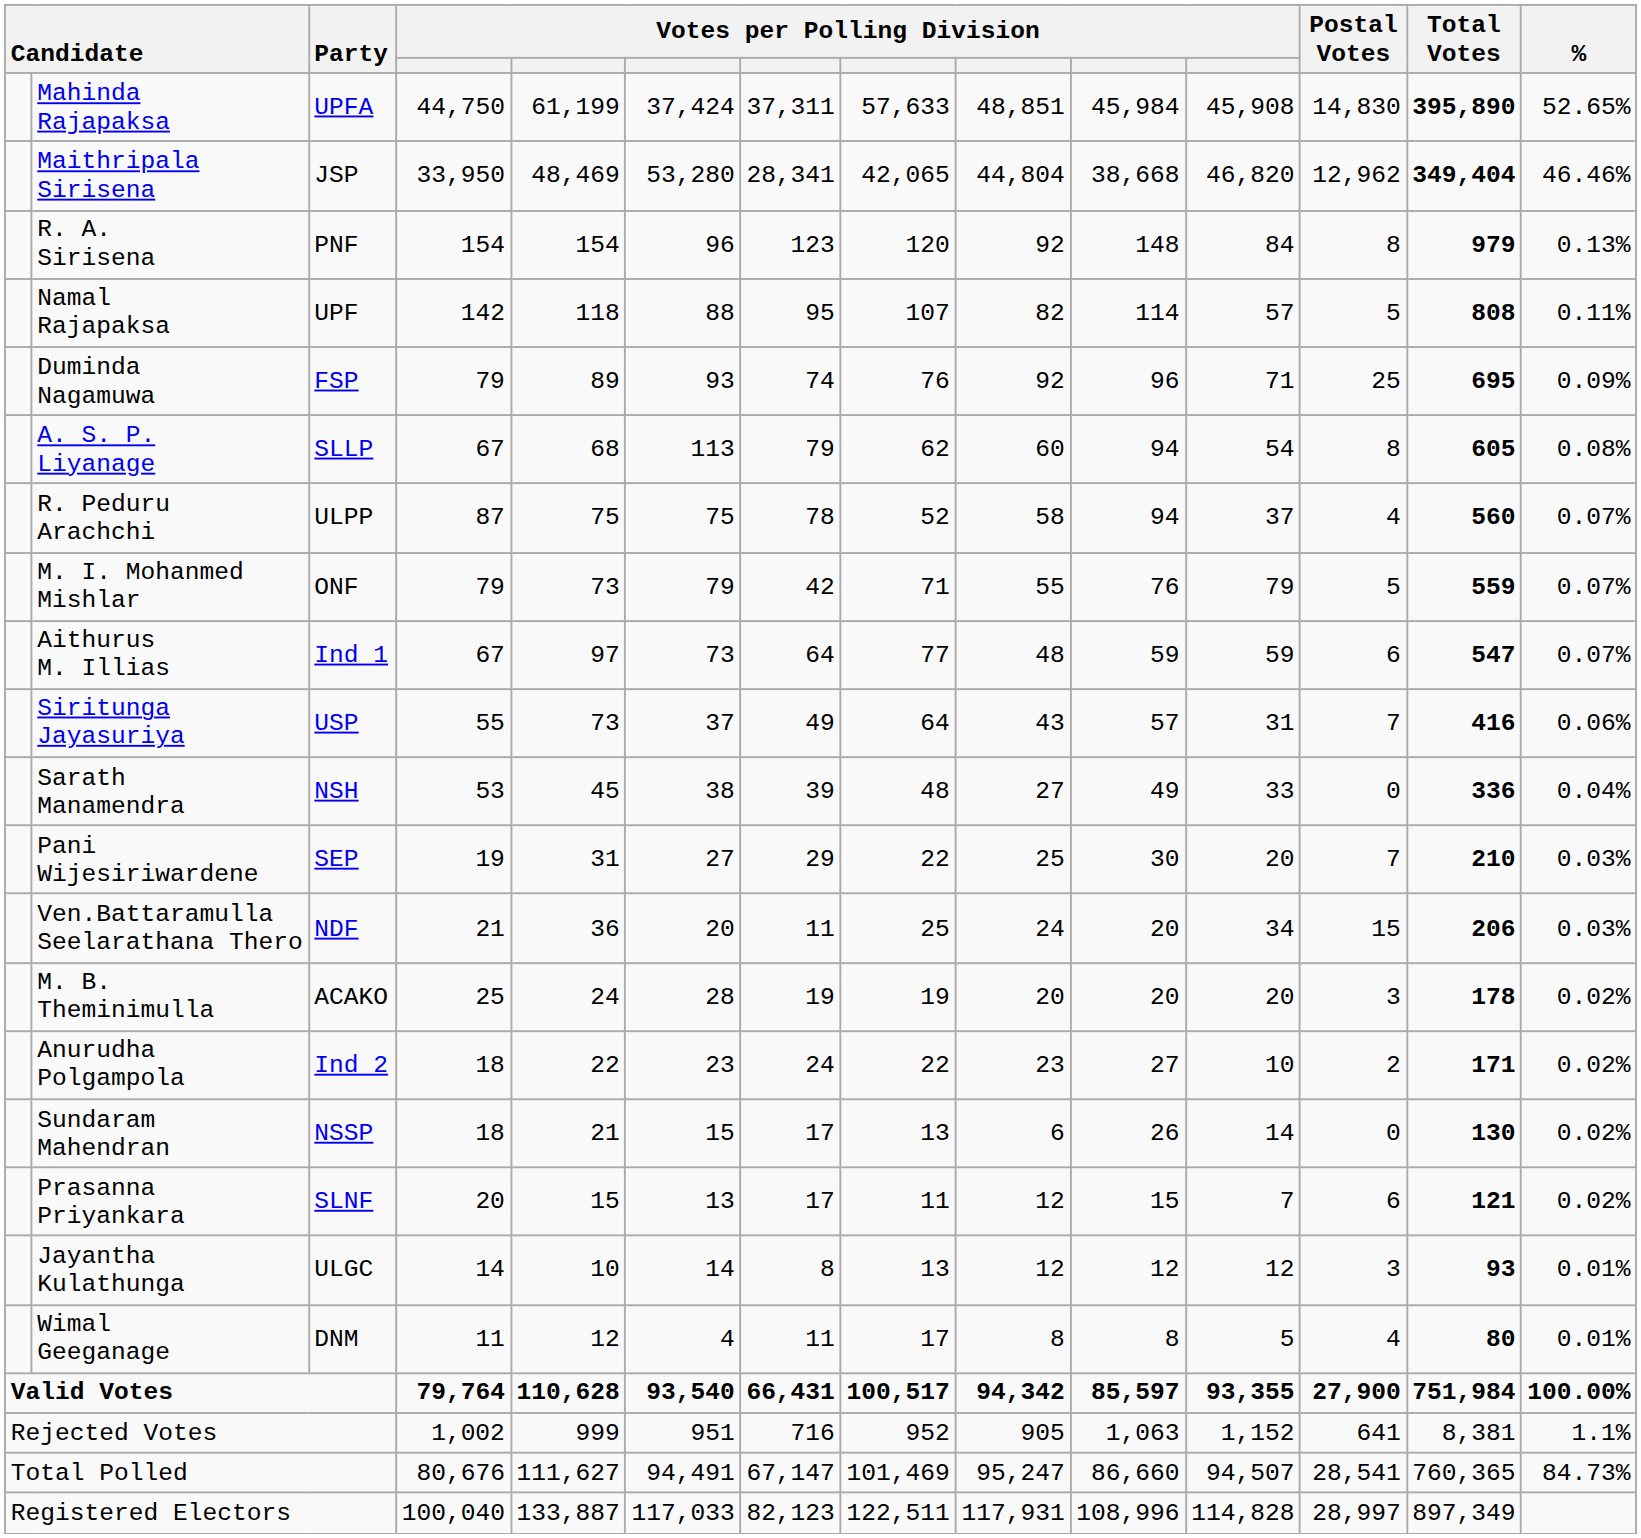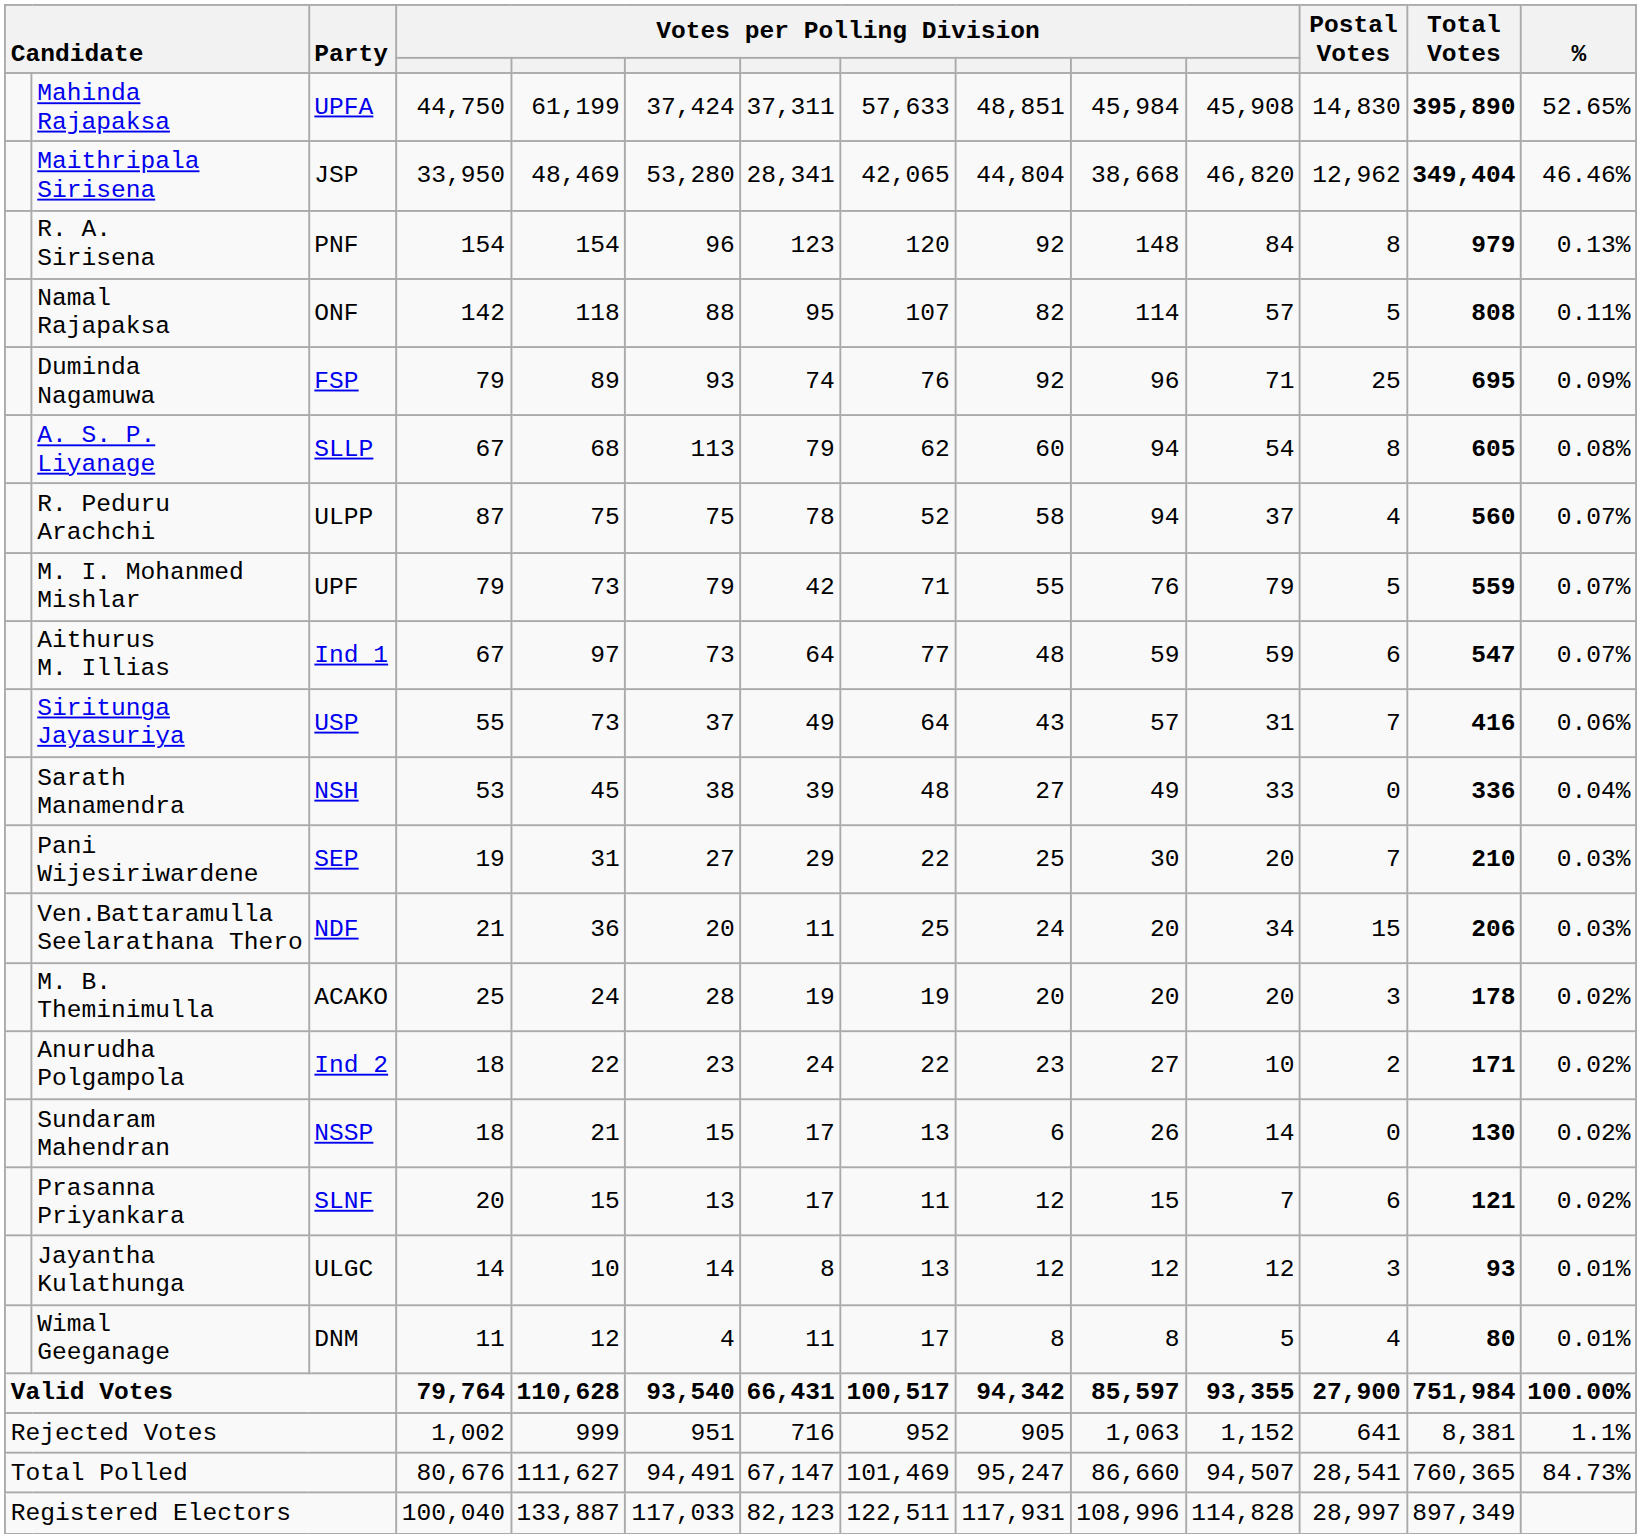(336, 313) UPF -> (336, 313) ONF
(336, 586) ONF -> (336, 586) UPF
